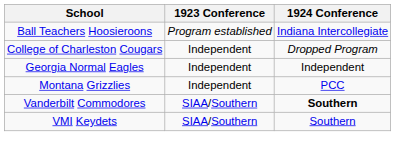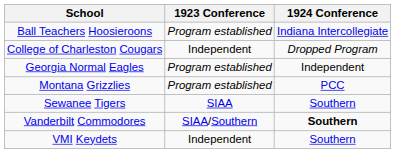(220, 67) Independent -> (220, 67) Program established
(220, 85) Independent -> (220, 85) Program established
+ row: (85, 103)
(220, 121) SIAA/Southern -> (220, 139) Independent
